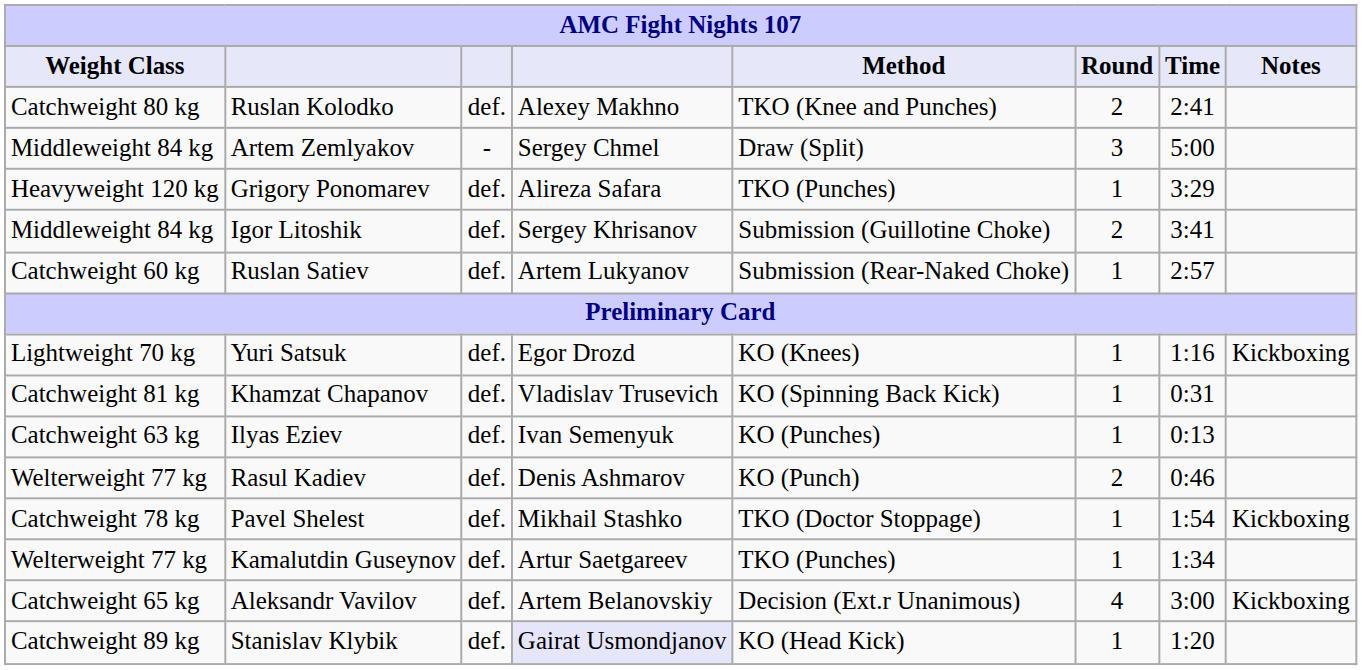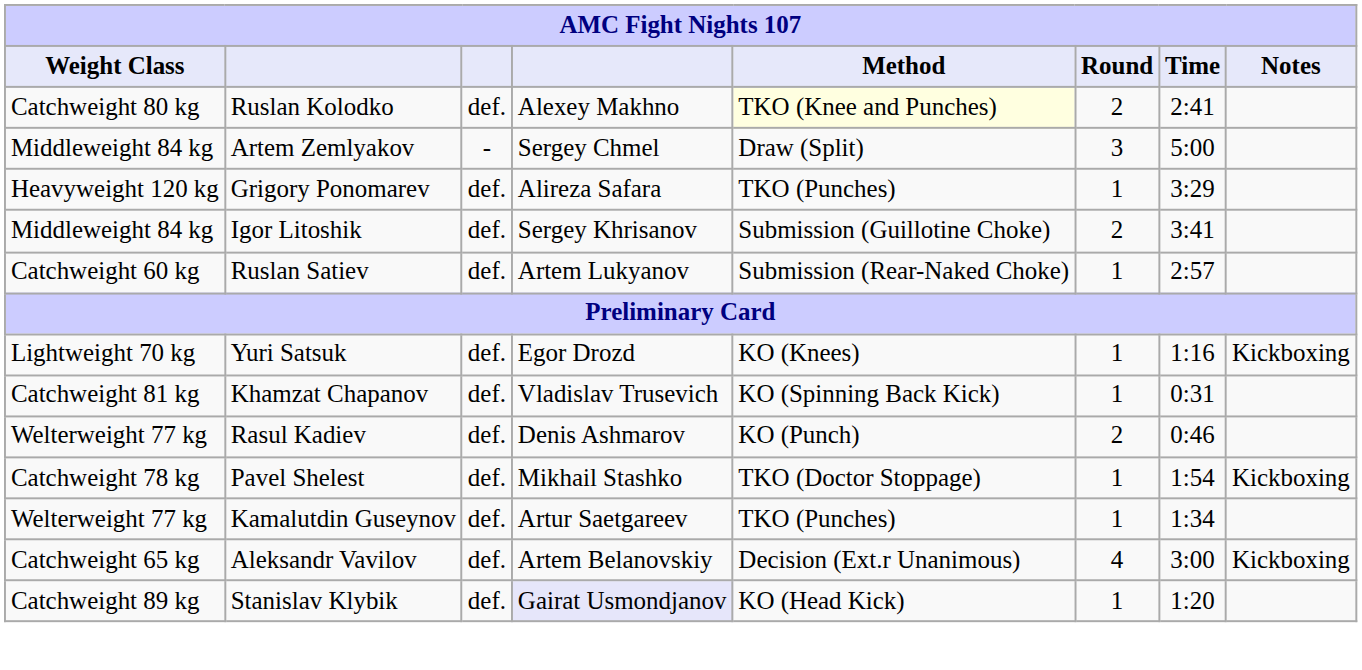(868, 107) no background -> (868, 107) lightyellow background
- row: (287, 436)
